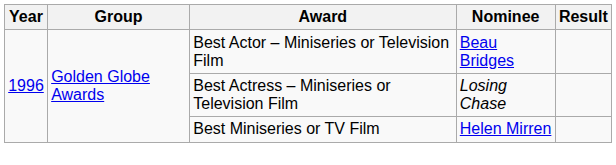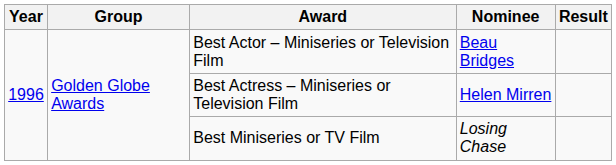(483, 94) Losing Chase -> (506, 94) Helen Mirren
(506, 129) Helen Mirren -> (483, 138) Losing Chase
